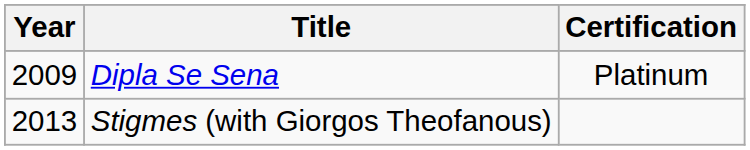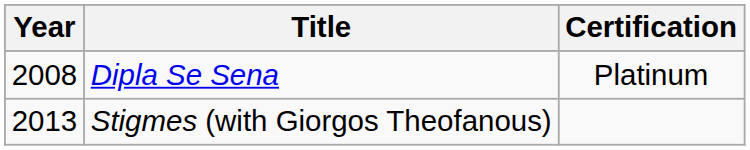(44, 74) 2009 -> (44, 74) 2008
